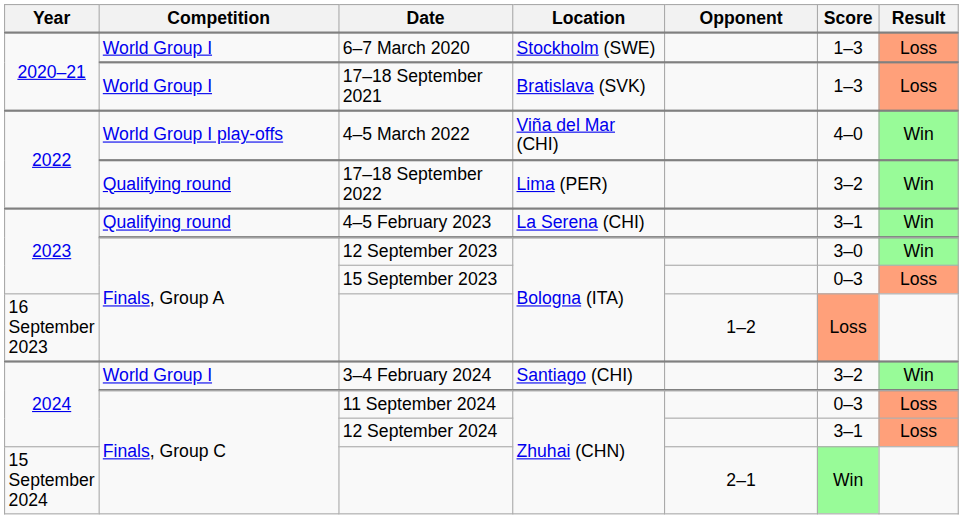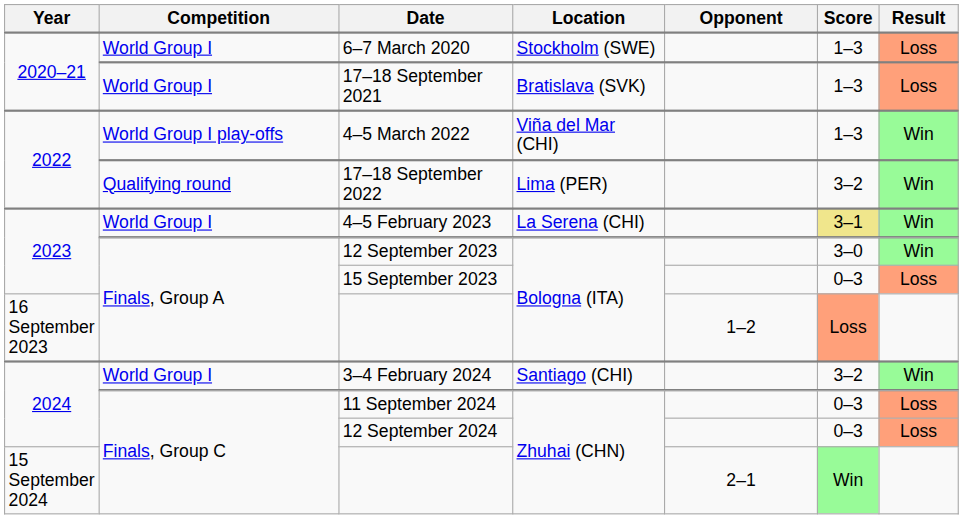(848, 135) 4–0 -> (848, 135) 1–3
(167, 222) Qualifying round -> (157, 222) World Group I
(848, 222) no background -> (848, 222) khaki background
(848, 432) 3–1 -> (848, 432) 0–3
